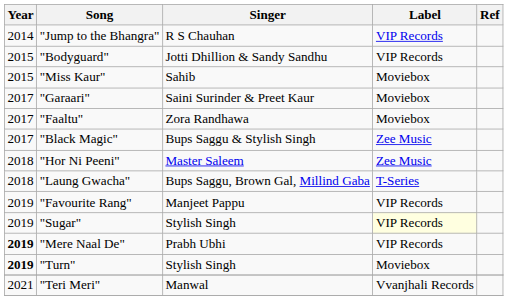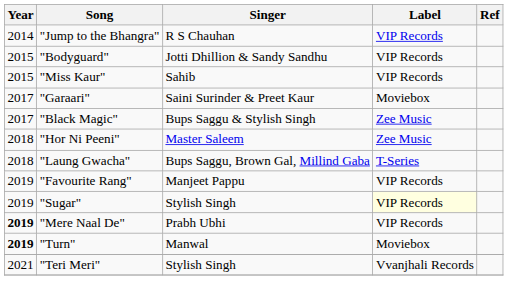(403, 77) Moviebox -> (409, 77) VIP Records
- row: (61, 118)
(201, 264) Stylish Singh -> (187, 243) Manwal
(187, 285) Manwal -> (201, 264) Stylish Singh
